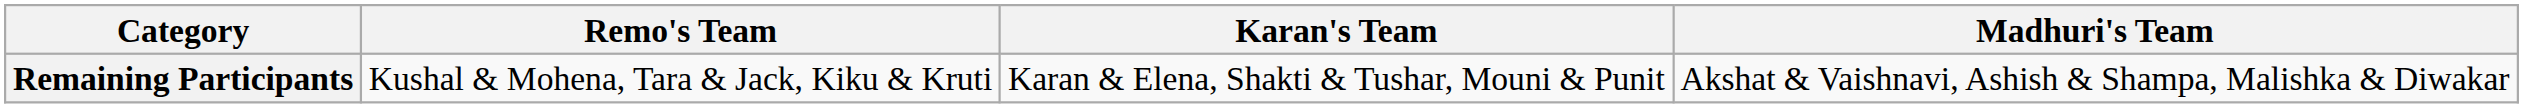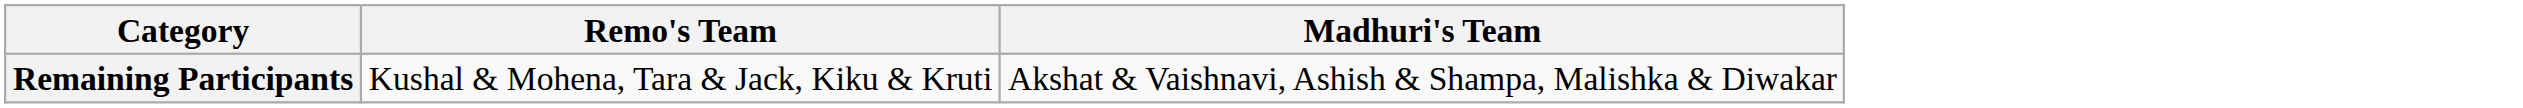- column: (1336, 30)
